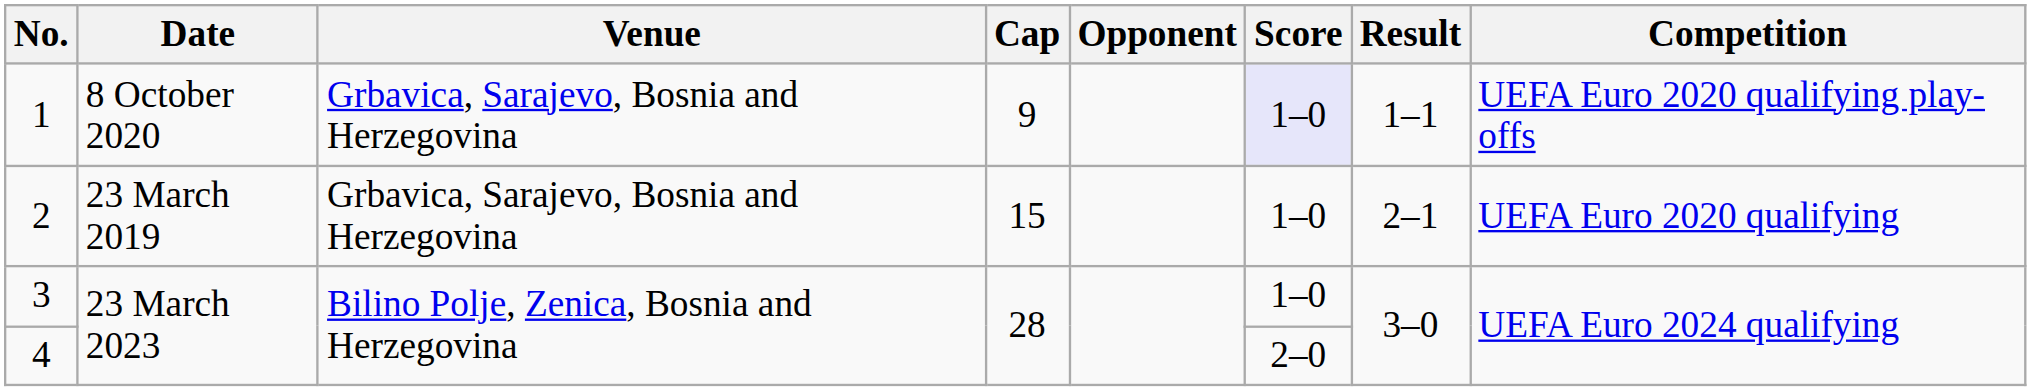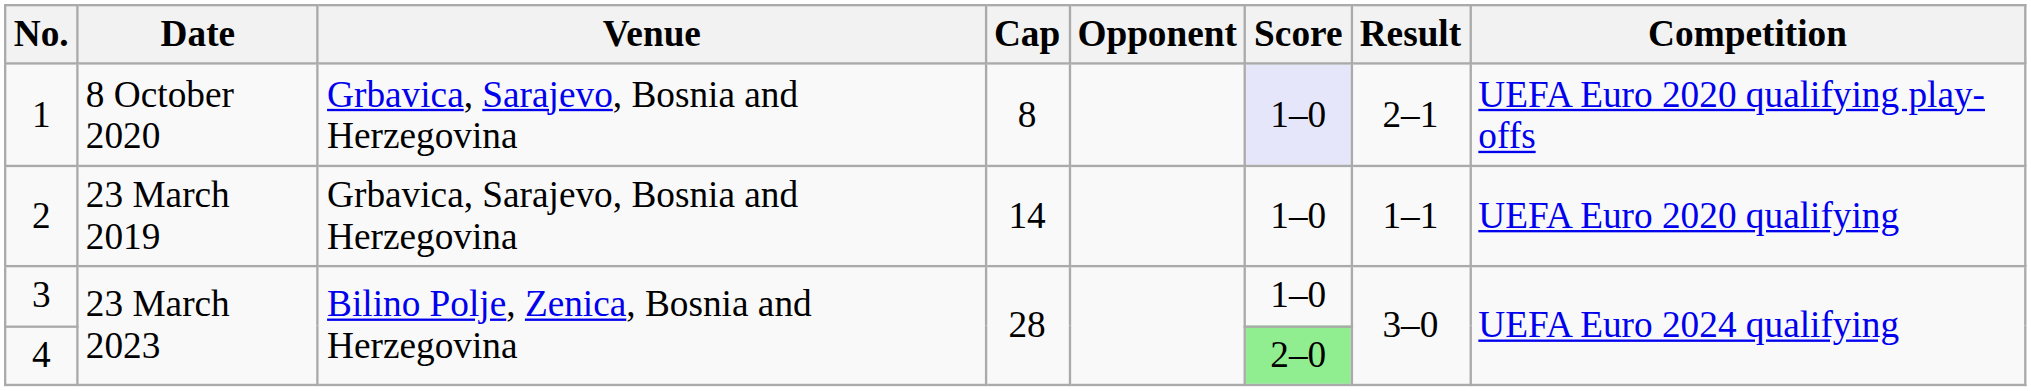(1027, 114) 9 -> (1027, 114) 8
(1410, 114) 1–1 -> (1410, 114) 2–1
(1027, 215) 15 -> (1027, 215) 14
(1410, 215) 2–1 -> (1410, 215) 1–1
(1298, 354) no background -> (1298, 354) lightgreen background
